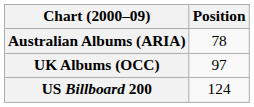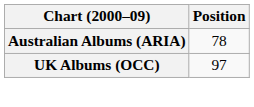- row: (97, 89)
